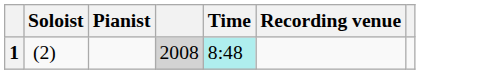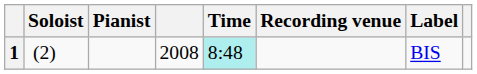+ column: (434, 20)
(179, 53) lightgrey background -> (179, 53) no background
